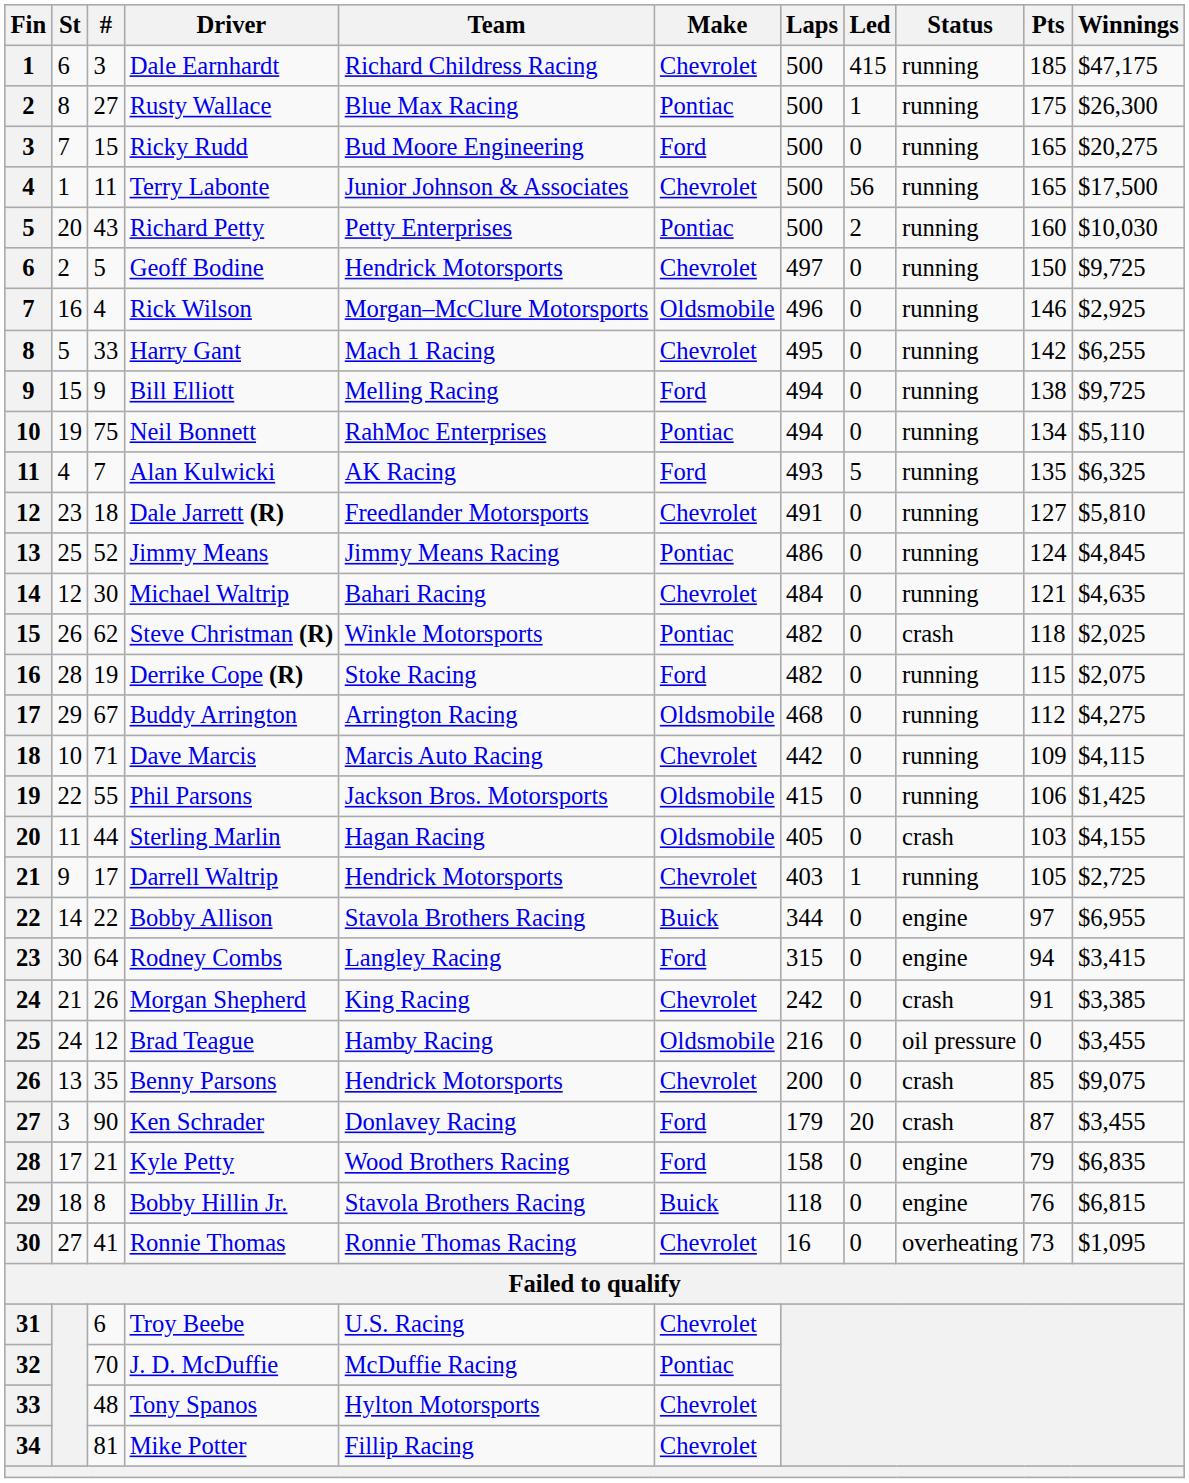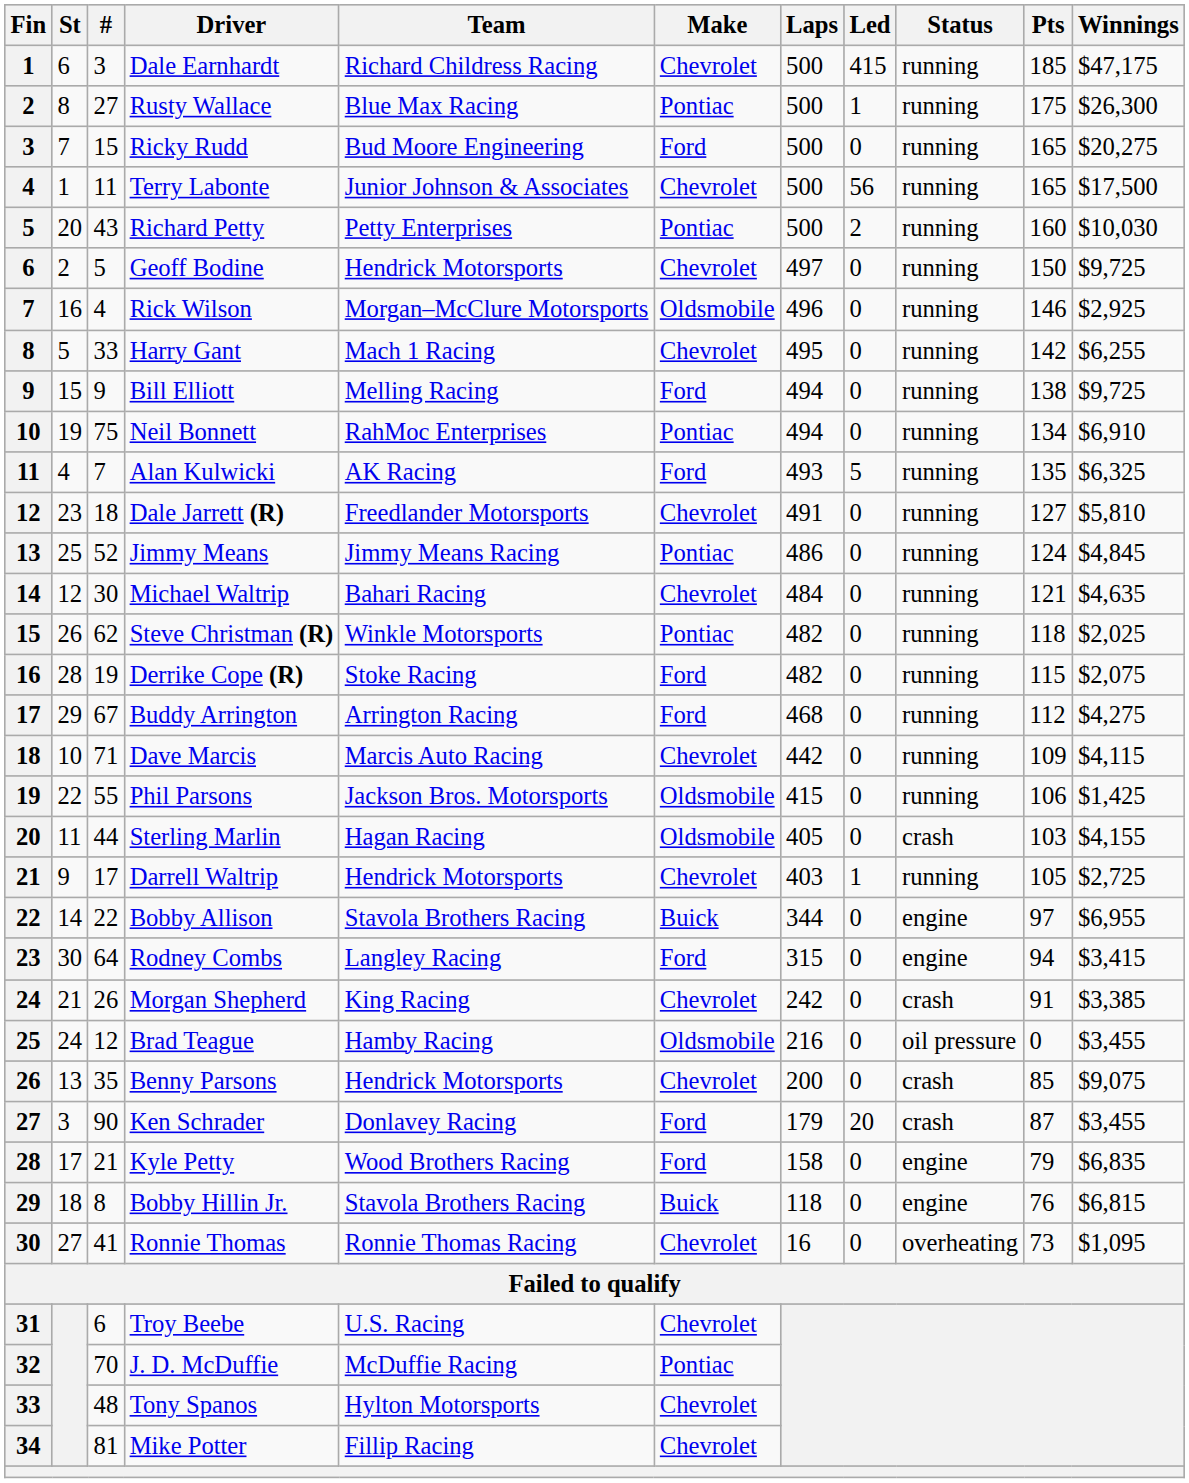(1111, 431) $5,110 -> (1112, 431) $6,910
(928, 634) crash -> (940, 634) running
(717, 715) Oldsmobile -> (683, 715) Ford
